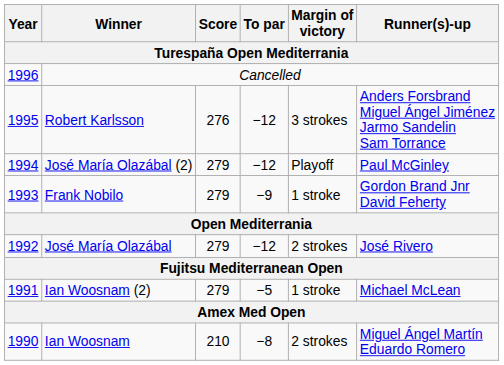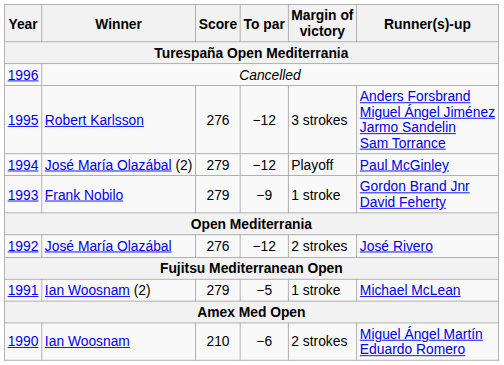(218, 246) 279 -> (218, 246) 276
(264, 342) −8 -> (264, 342) −6
